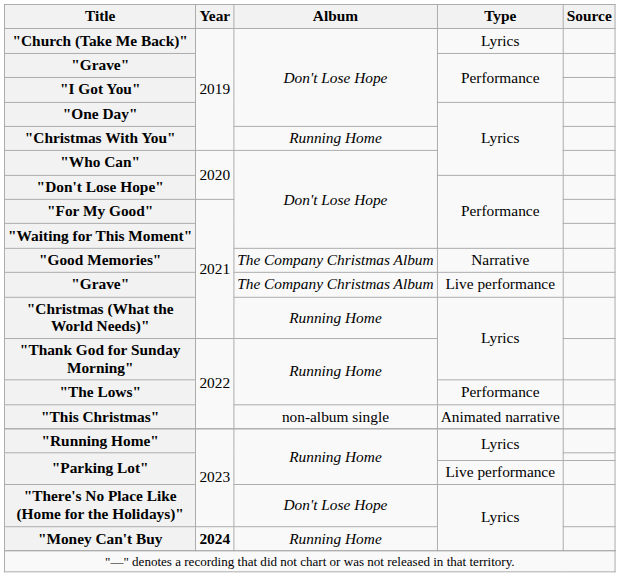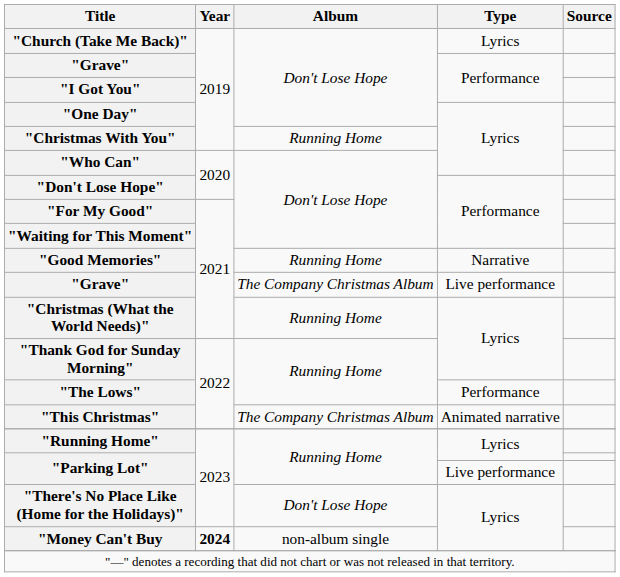(335, 260) The Company Christmas Album -> (335, 260) Running Home
(335, 416) non-album single -> (335, 416) The Company Christmas Album
(335, 538) Running Home -> (335, 538) non-album single
